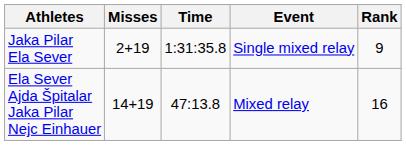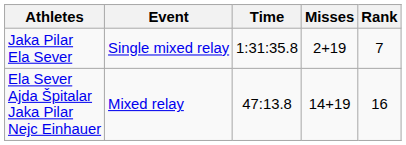columns swapped: (294, 17) <-> (133, 17)
(379, 48) 9 -> (379, 48) 7
